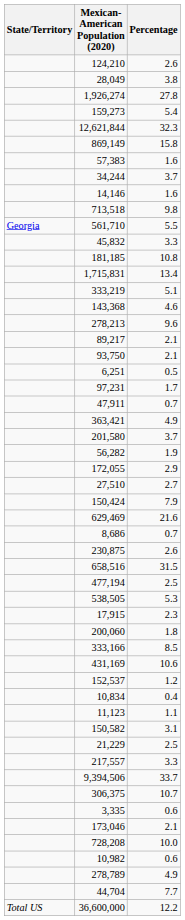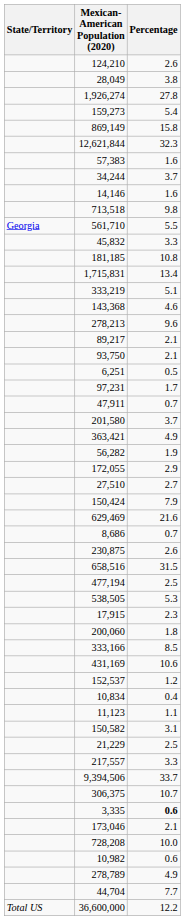rows swapped: (102, 128) <-> (108, 144)
rows swapped: (108, 420) <-> (108, 436)
(171, 810) normal -> (171, 810) bold
